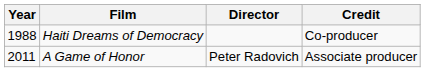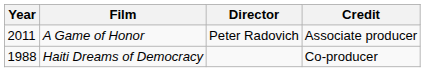rows swapped: (123, 35) <-> (93, 56)
